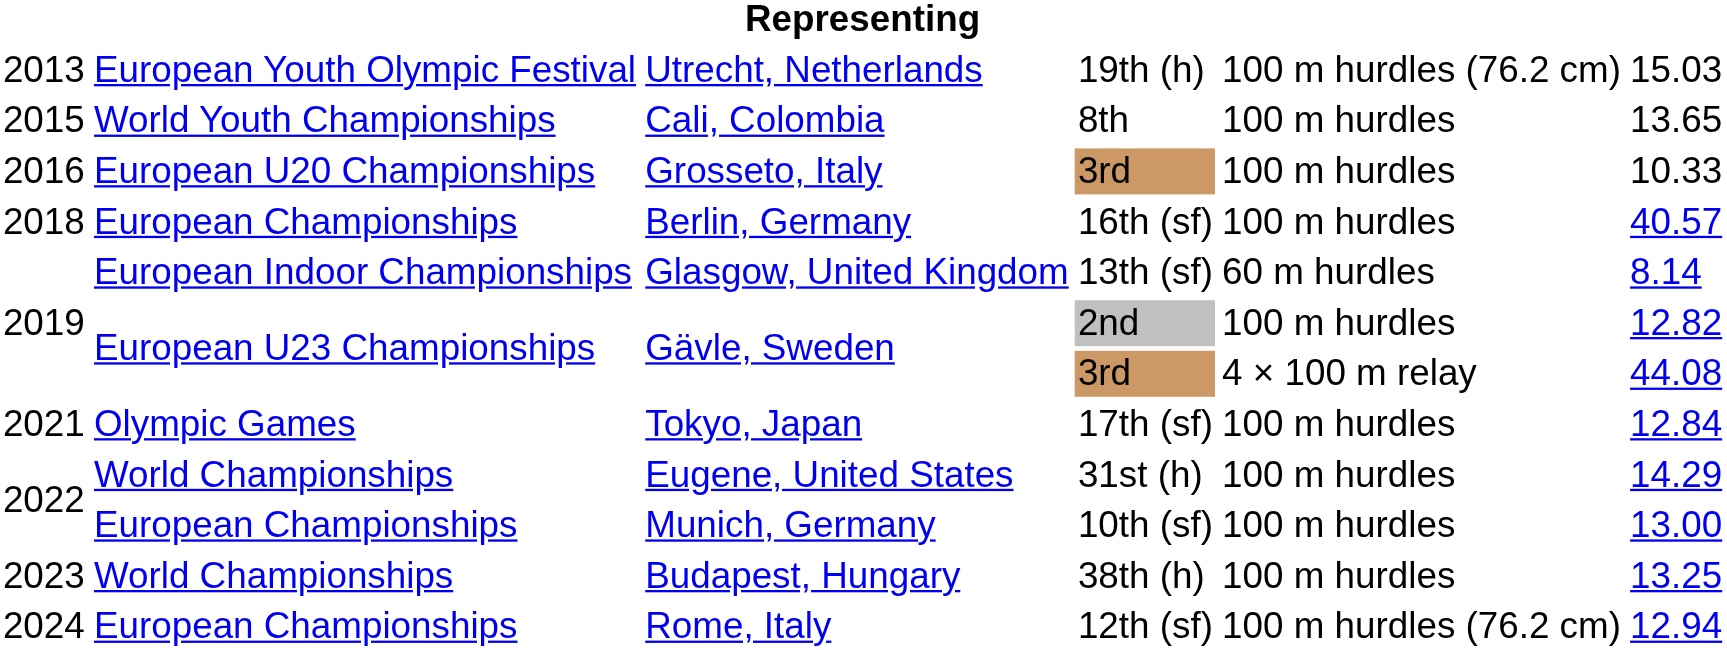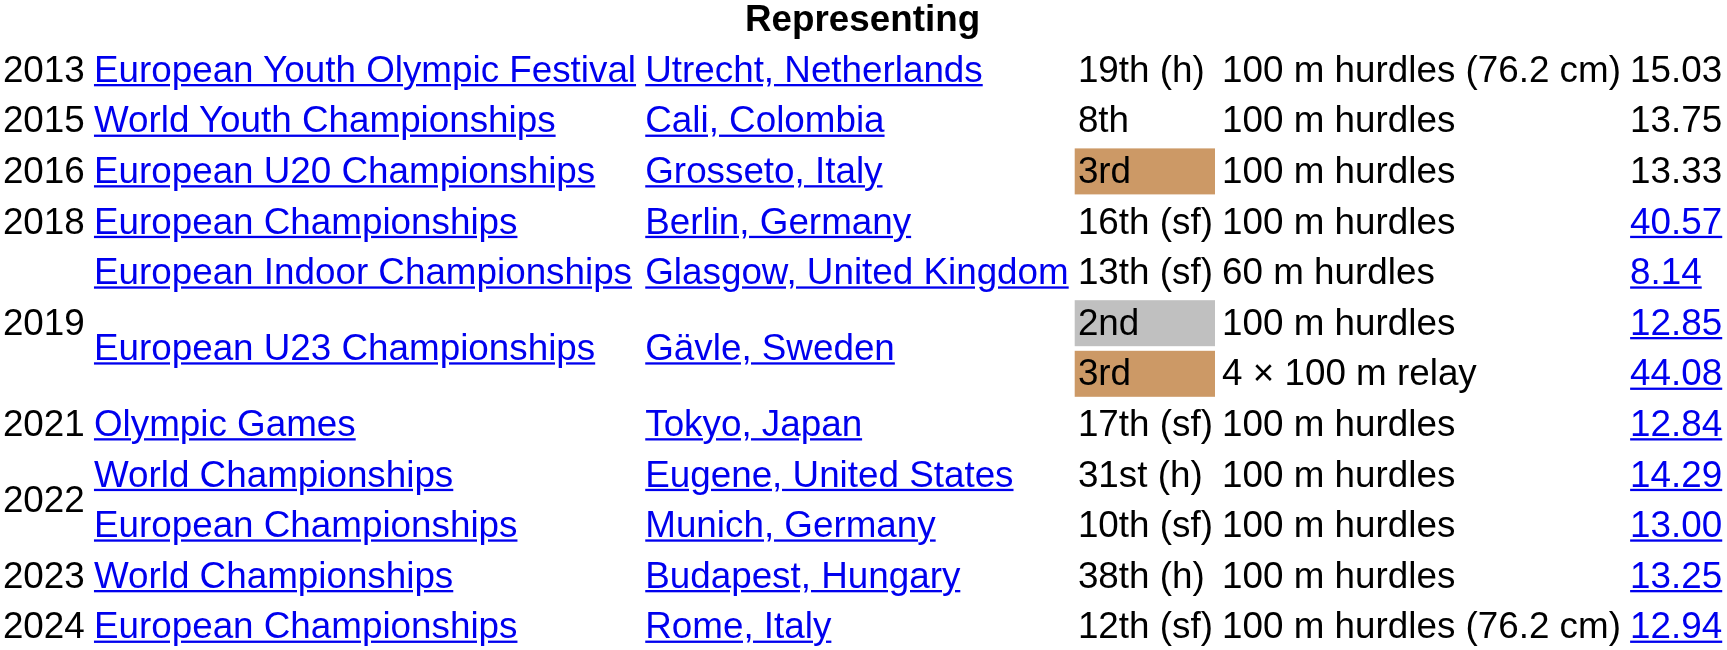(1676, 120) 13.65 -> (1676, 120) 13.75
(1676, 170) 10.33 -> (1676, 170) 13.33
(1676, 322) 12.82 -> (1676, 322) 12.85
